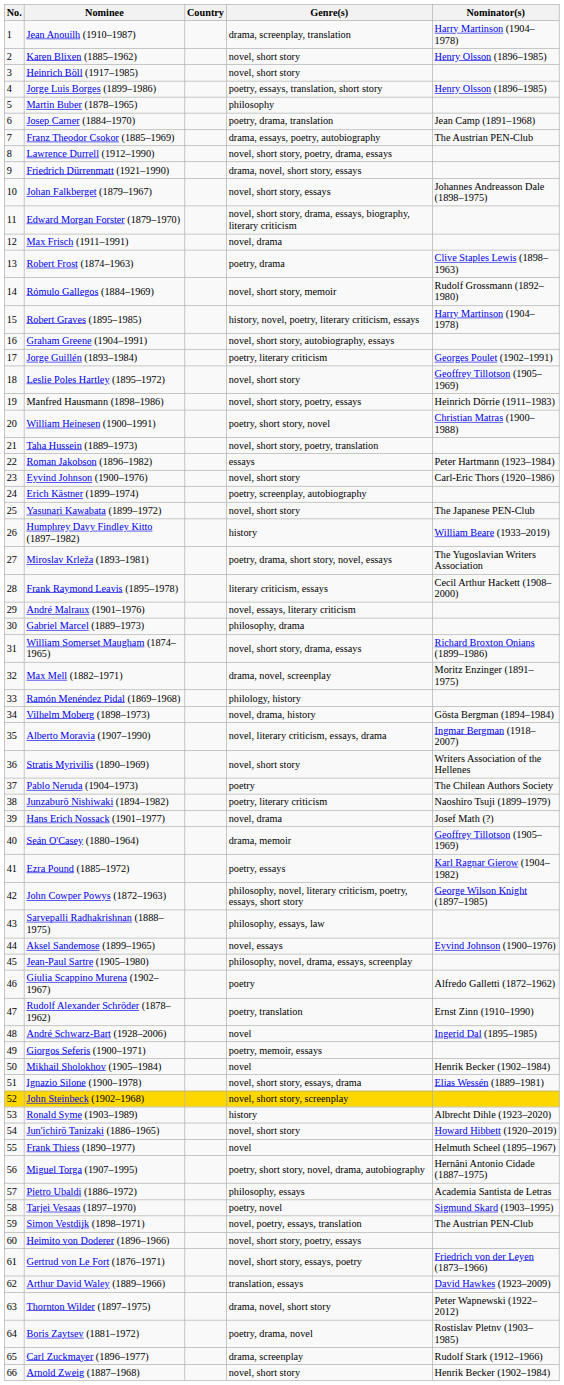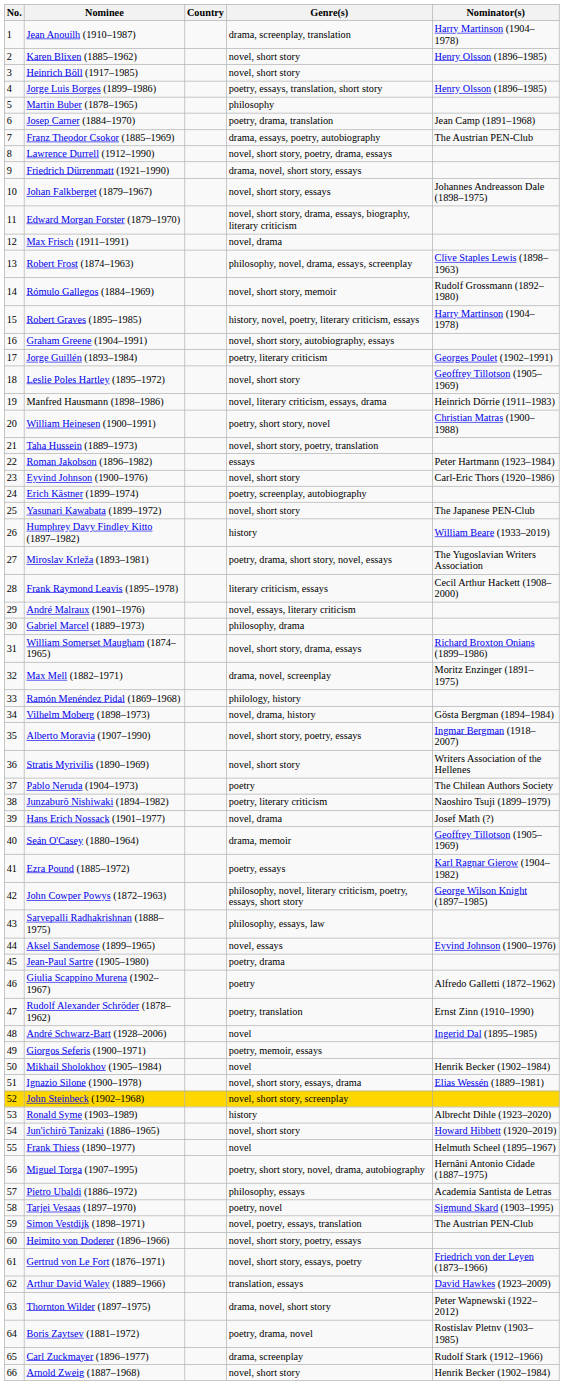(257, 264) poetry, drama -> (320, 264) philosophy, novel, drama, essays, screenplay
(295, 401) novel, short story, poetry, essays -> (308, 401) novel, literary criticism, essays, drama
(308, 736) novel, literary criticism, essays, drama -> (295, 736) novel, short story, poetry, essays
(320, 962) philosophy, novel, drama, essays, screenplay -> (257, 962) poetry, drama
